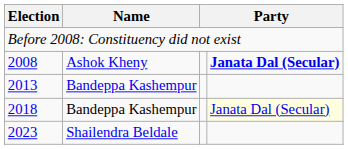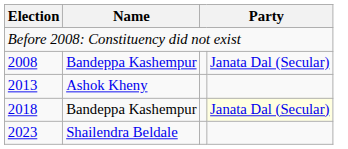(107, 62) Ashok Kheny -> (131, 62) Bandeppa Kashempur
(275, 62) bold -> (270, 62) normal
(131, 86) Bandeppa Kashempur -> (107, 86) Ashok Kheny
